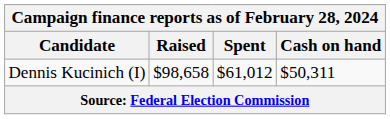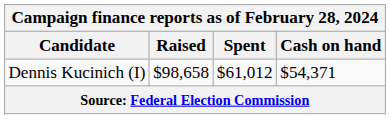(308, 72) $50,311 -> (308, 72) $54,371
